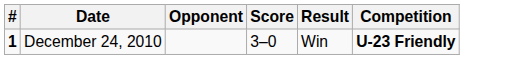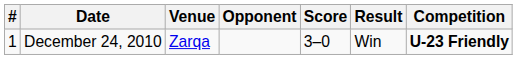+ column: (192, 16)
(12, 41) bold -> (12, 41) normal
